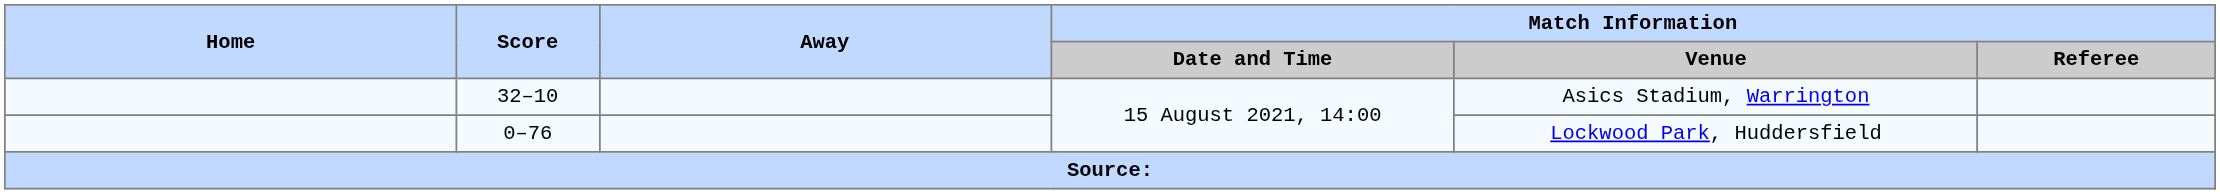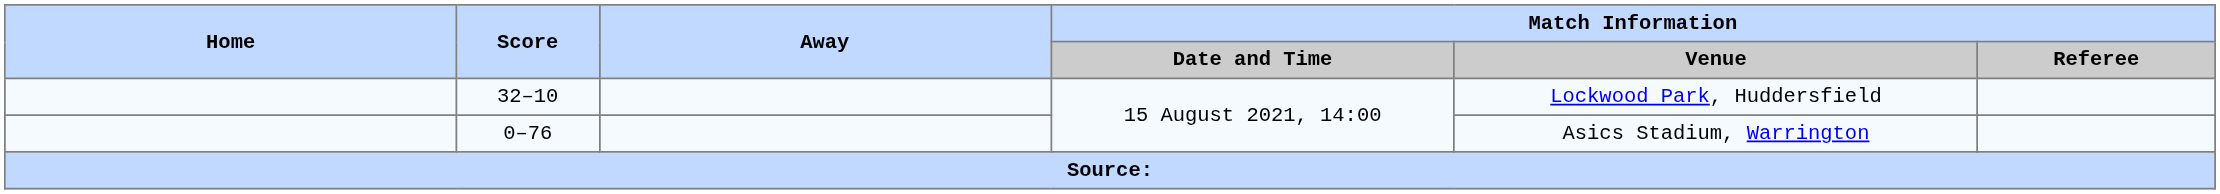(1716, 97) Asics Stadium, Warrington -> (1716, 97) Lockwood Park, Huddersfield
(1716, 134) Lockwood Park, Huddersfield -> (1716, 134) Asics Stadium, Warrington
